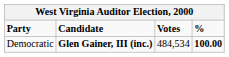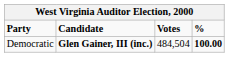(173, 44) 484,534 -> (173, 44) 484,504
